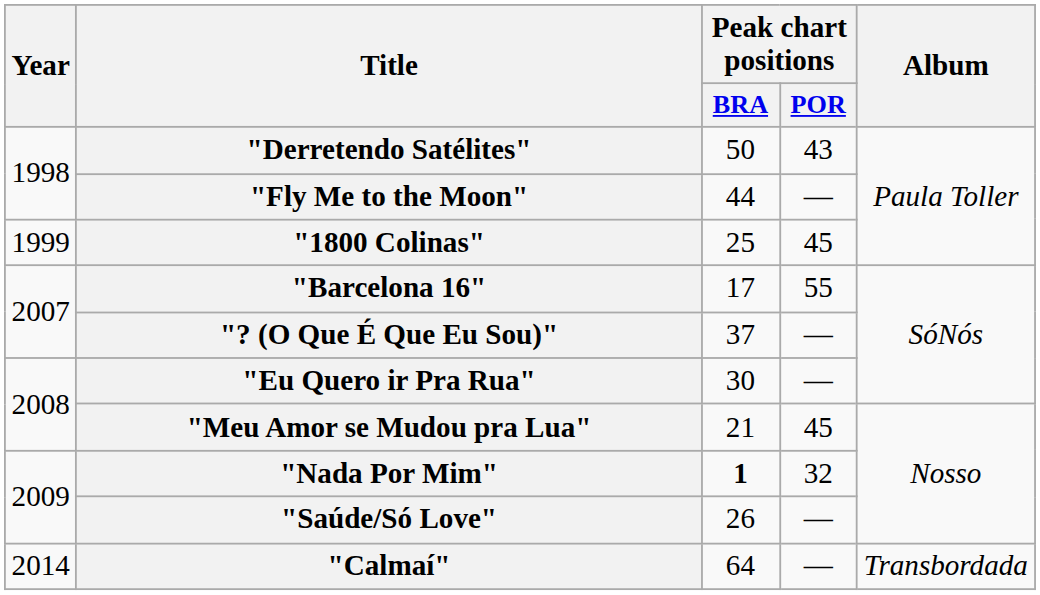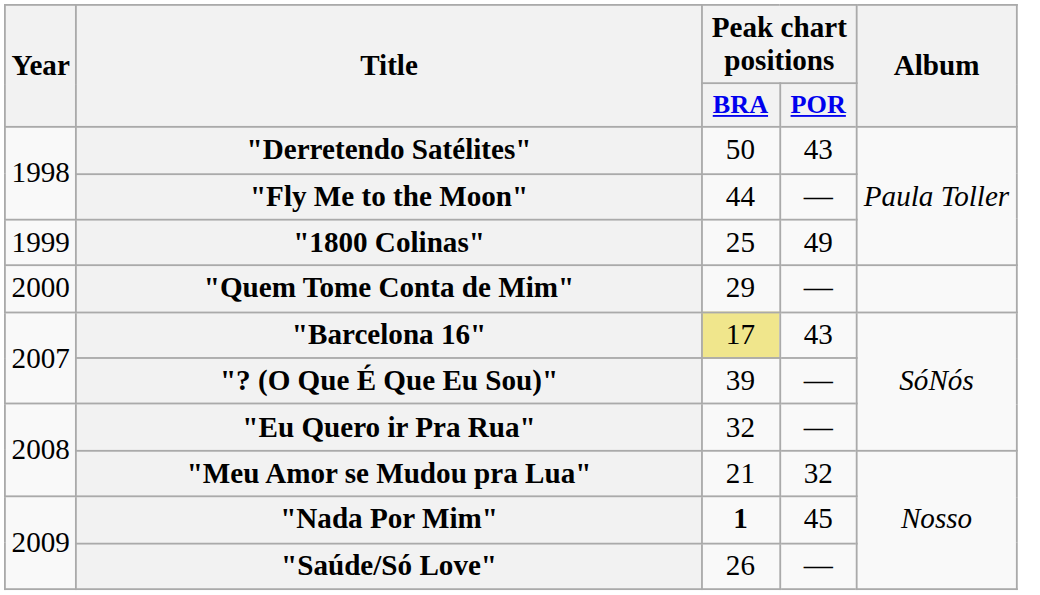(818, 242) 45 -> (818, 242) 49
+ row: (389, 288)
(740, 288) no background -> (740, 334) khaki background
(818, 288) 55 -> (818, 334) 43
(740, 334) 37 -> (740, 380) 39
(740, 380) 30 -> (740, 426) 32
(818, 426) 45 -> (818, 473) 32
(818, 473) 32 -> (818, 519) 45
- row: (389, 565)
